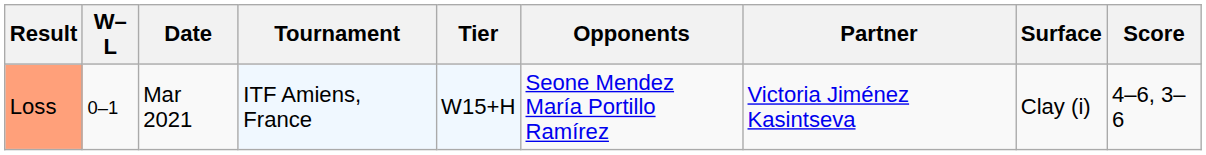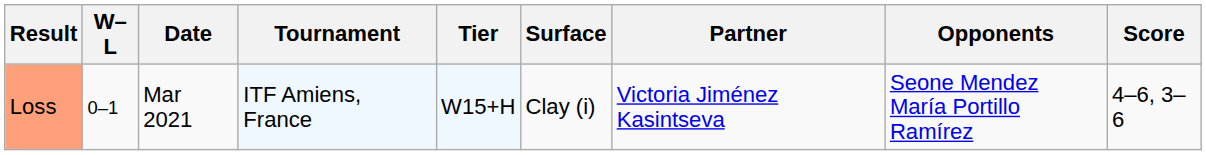columns swapped: (1061, 34) <-> (631, 34)
